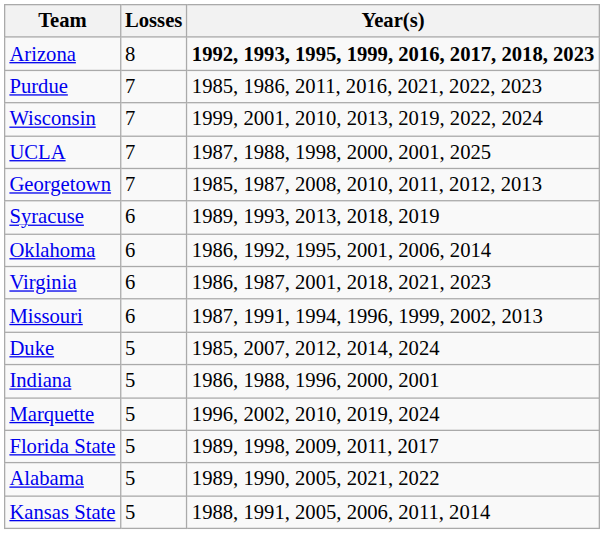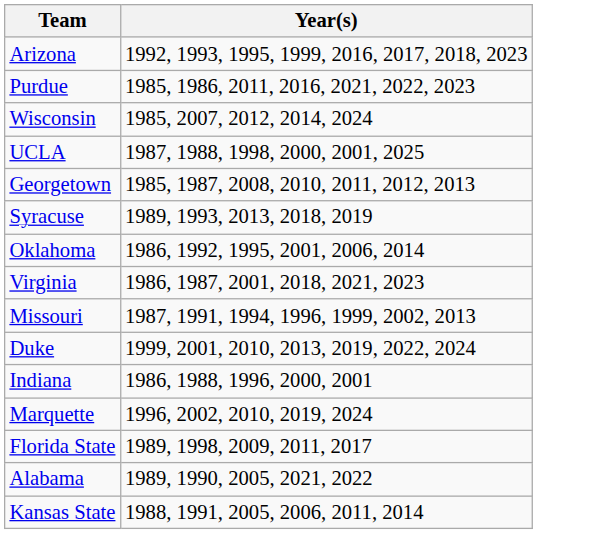- column: (154, 20)
(393, 53) bold -> (326, 53) normal
(367, 119) 1999, 2001, 2010, 2013, 2019, 2022, 2024 -> (249, 119) 1985, 2007, 2012, 2014, 2024
(316, 348) 1985, 2007, 2012, 2014, 2024 -> (300, 348) 1999, 2001, 2010, 2013, 2019, 2022, 2024
